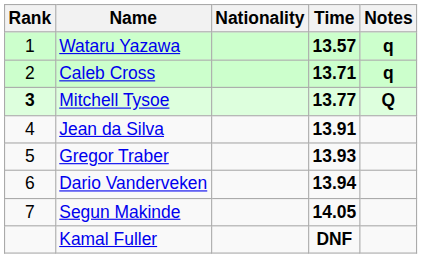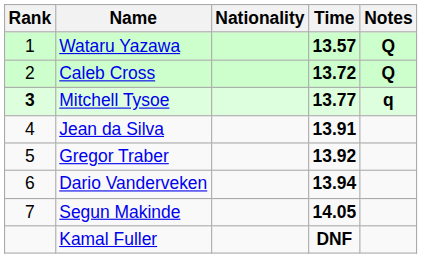(388, 45) q -> (388, 45) Q
(334, 73) 13.71 -> (334, 73) 13.72
(388, 73) q -> (388, 73) Q
(388, 101) Q -> (388, 101) q
(334, 156) 13.93 -> (334, 156) 13.92
